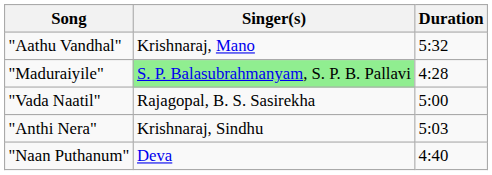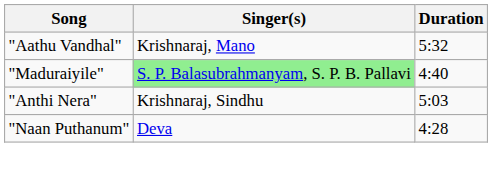(433, 73) 4:28 -> (433, 73) 4:40
- row: (54, 101)
(433, 156) 4:40 -> (433, 128) 4:28
